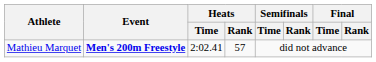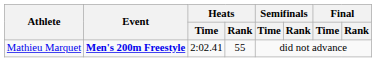(240, 48) 57 -> (240, 48) 55
